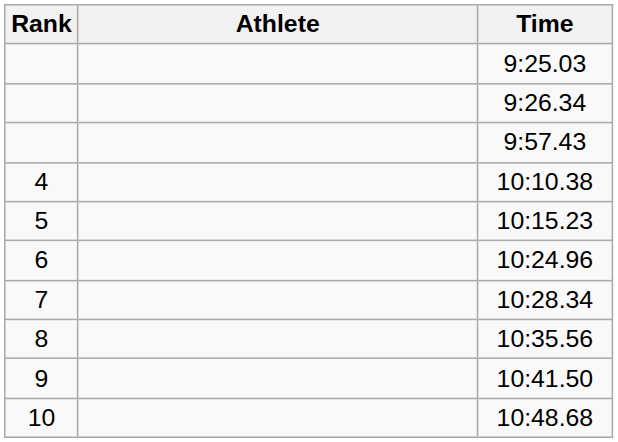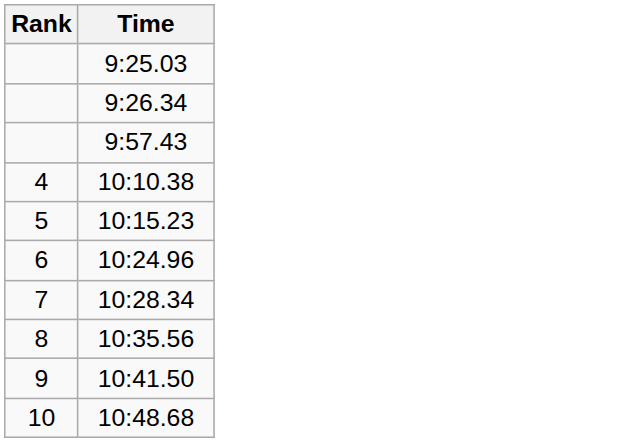- column: (278, 24)
